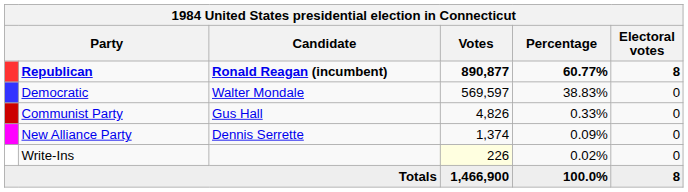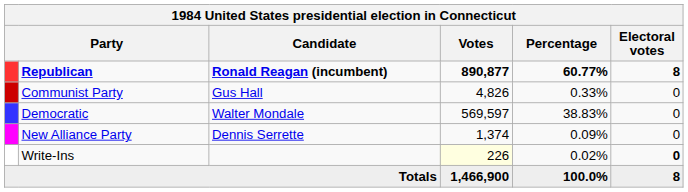rows swapped: (55, 93) <-> (72, 114)
(676, 155) normal -> (676, 155) bold
